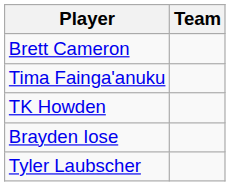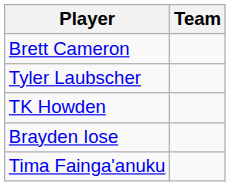rows swapped: (87, 78) <-> (75, 166)
